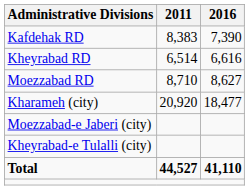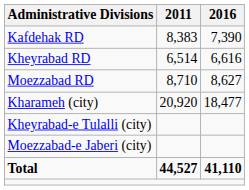rows swapped: (79, 146) <-> (79, 124)
